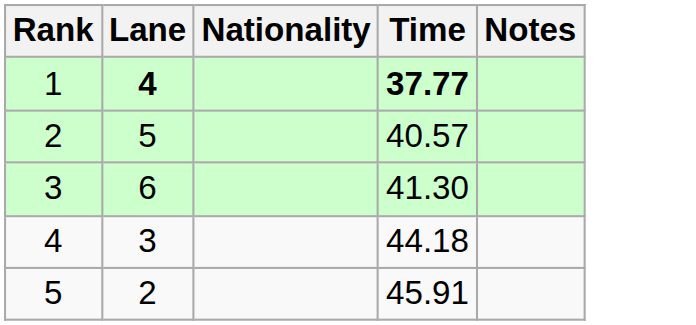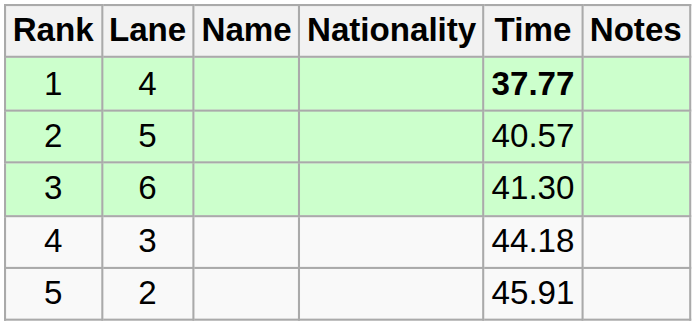+ column: (247, 30)
(148, 83) bold -> (148, 83) normal
